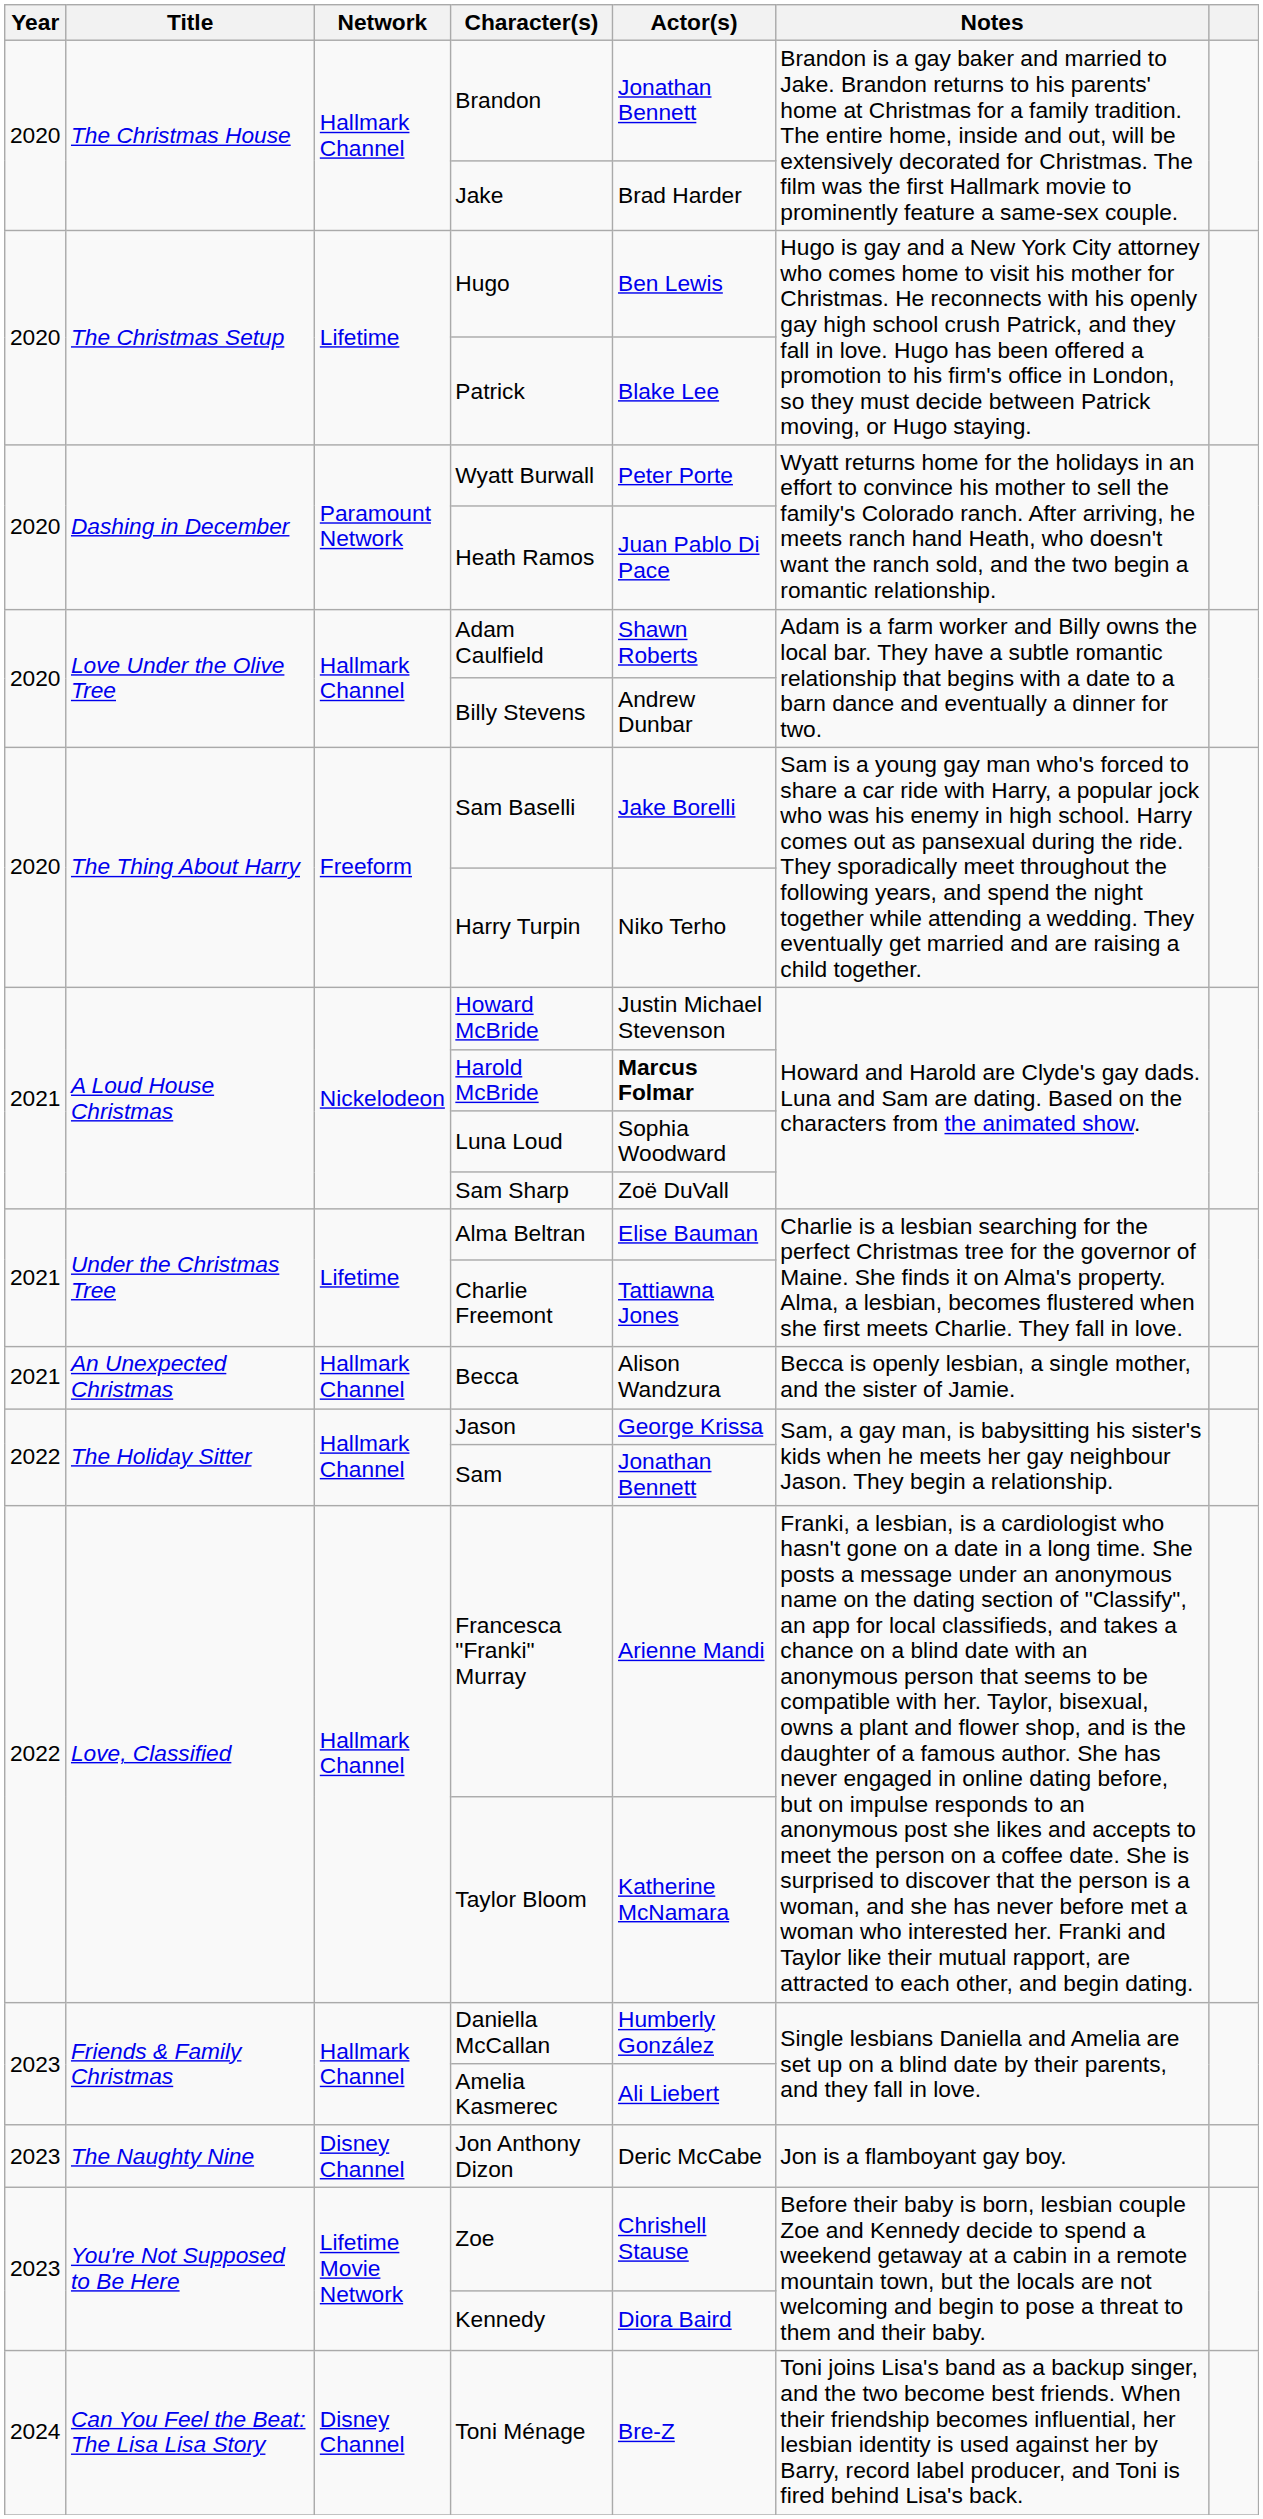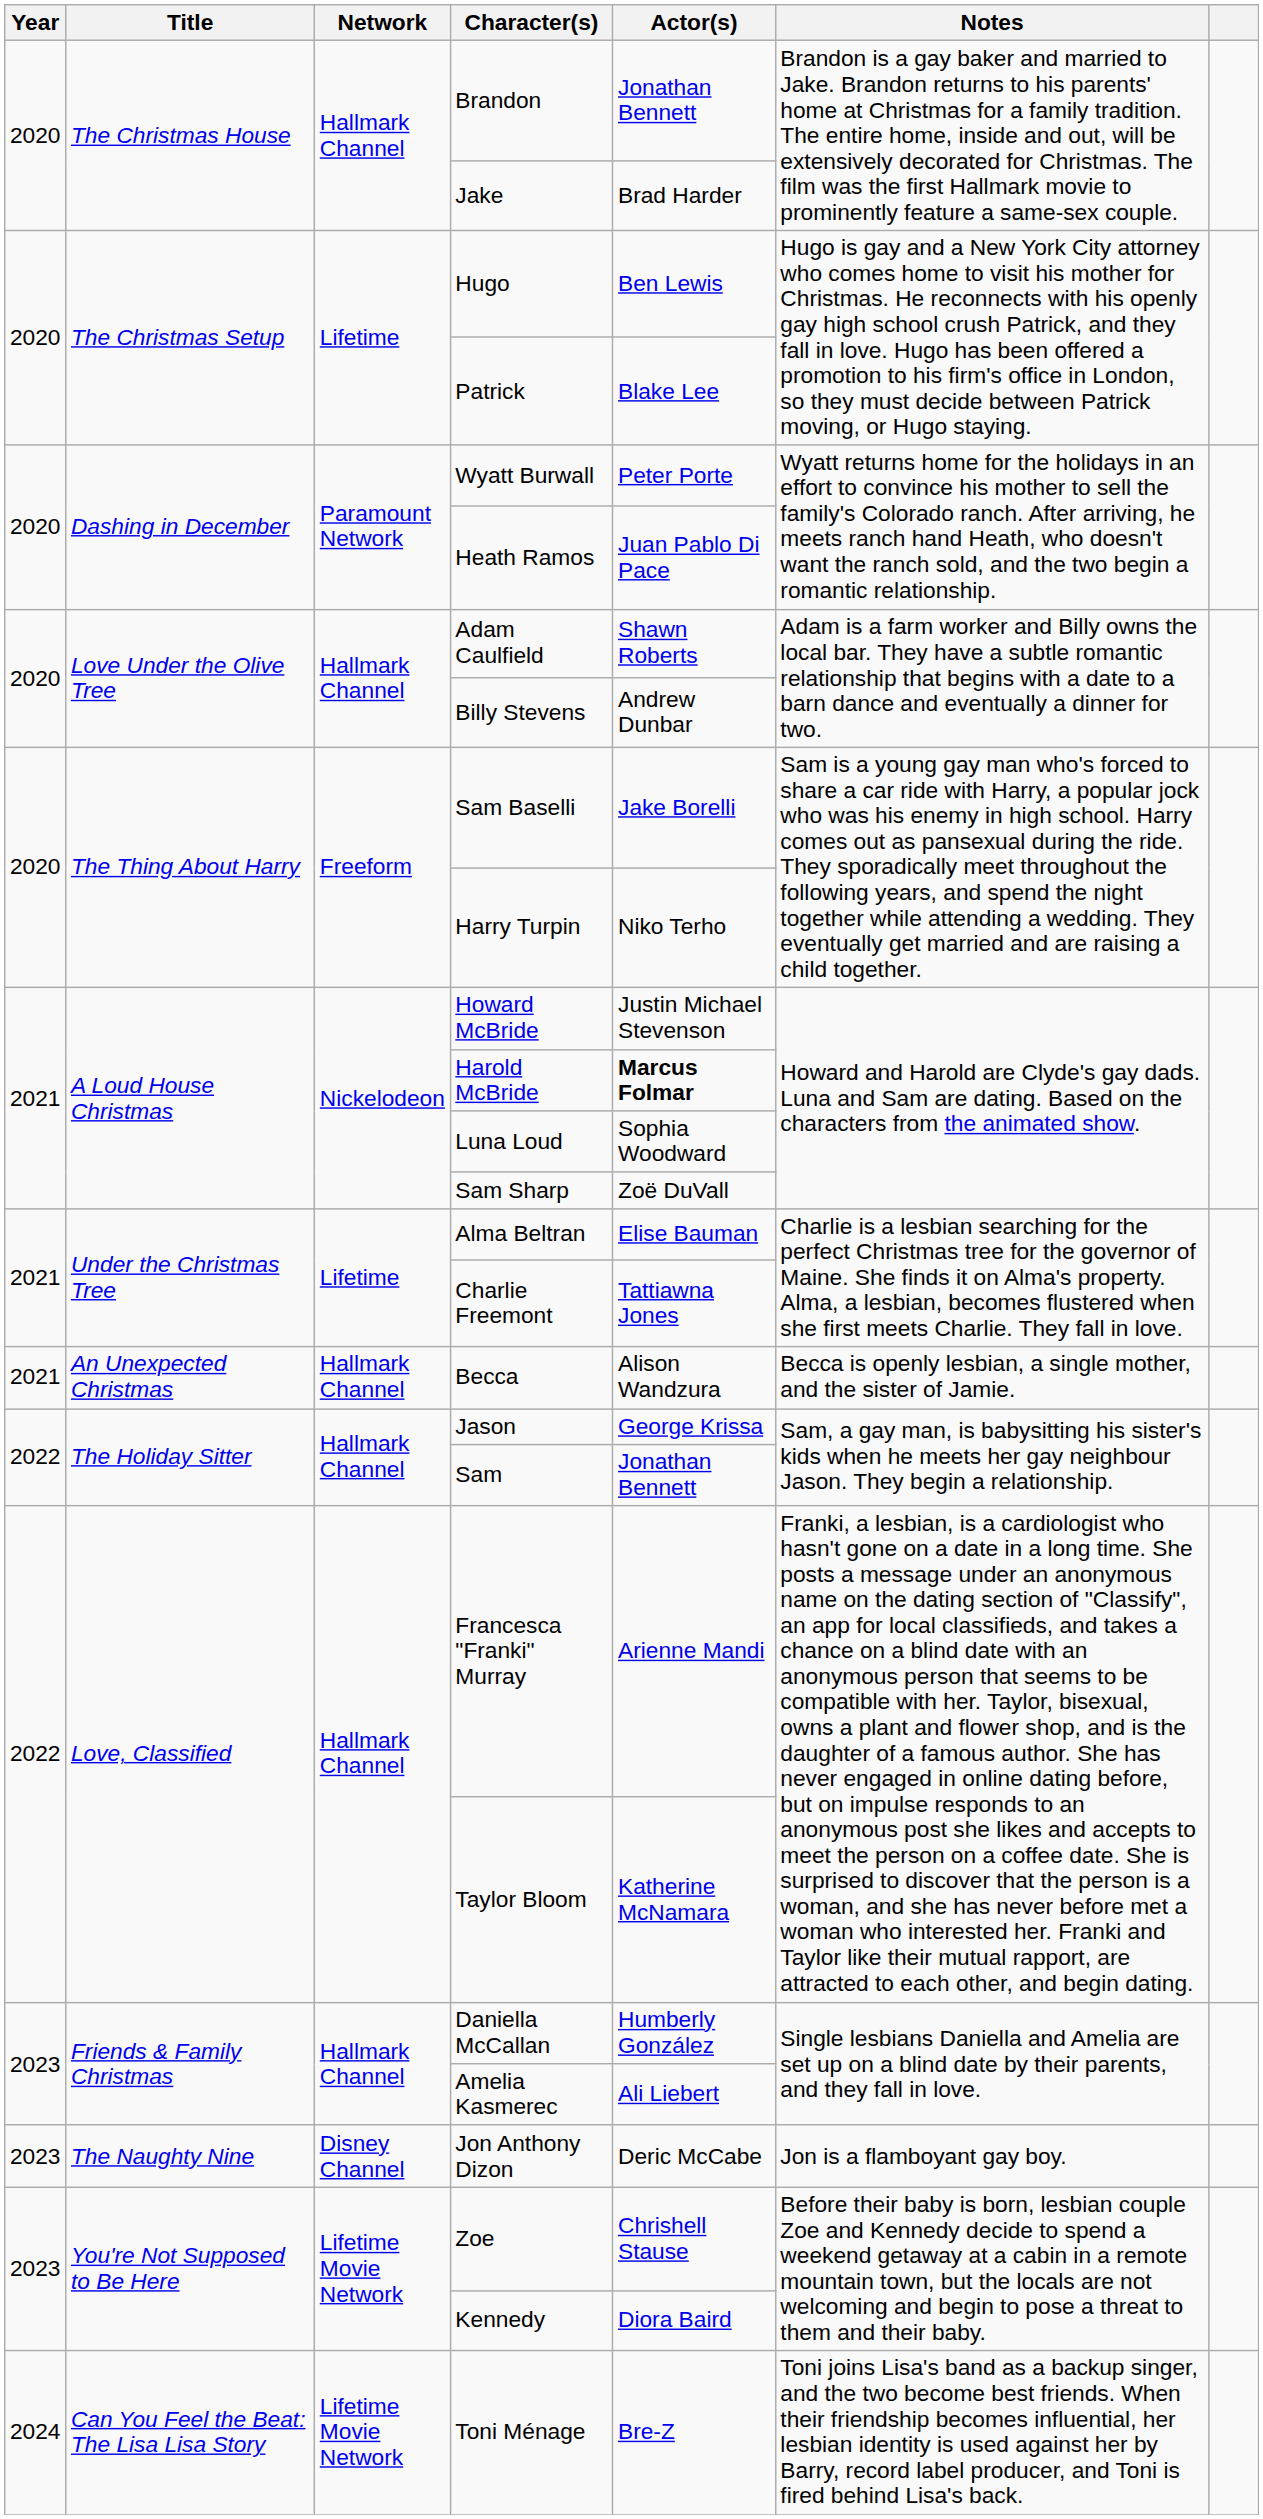(362, 2432) Disney Channel -> (361, 2432) Lifetime Movie Network
